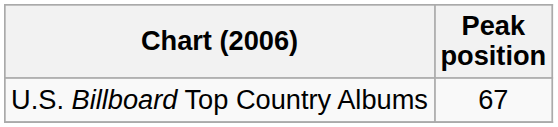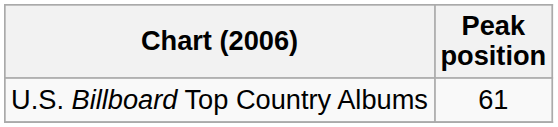(493, 99) 67 -> (493, 99) 61
